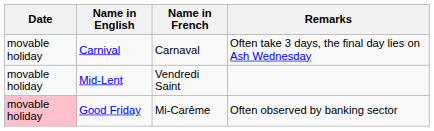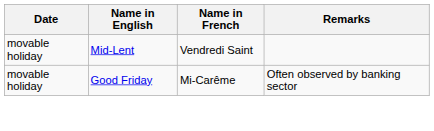- row: (100, 50)
(28, 110) pink background -> (28, 80) no background
